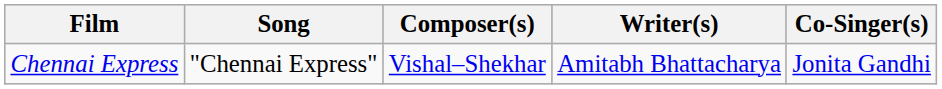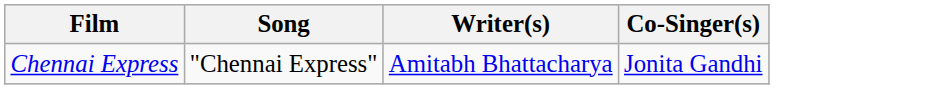- column: (467, 24)
